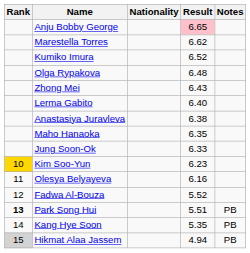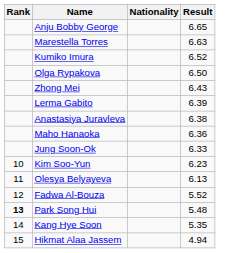- column: (230, 12)
(198, 27) pink background -> (198, 27) no background
(198, 42) 6.62 -> (198, 42) 6.63
(198, 73) 6.48 -> (198, 73) 6.50
(198, 103) 6.40 -> (198, 103) 6.39
(198, 133) 6.35 -> (198, 133) 6.36
(18, 164) gold background -> (18, 164) no background
(198, 179) 6.16 -> (198, 179) 6.13
(198, 210) 5.51 -> (198, 210) 5.48
(18, 240) lightgrey background -> (18, 240) no background
